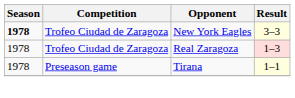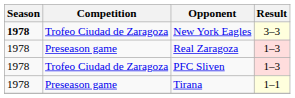(107, 48) Trofeo Ciudad de Zaragoza -> (81, 48) Preseason game
+ row: (199, 66)
